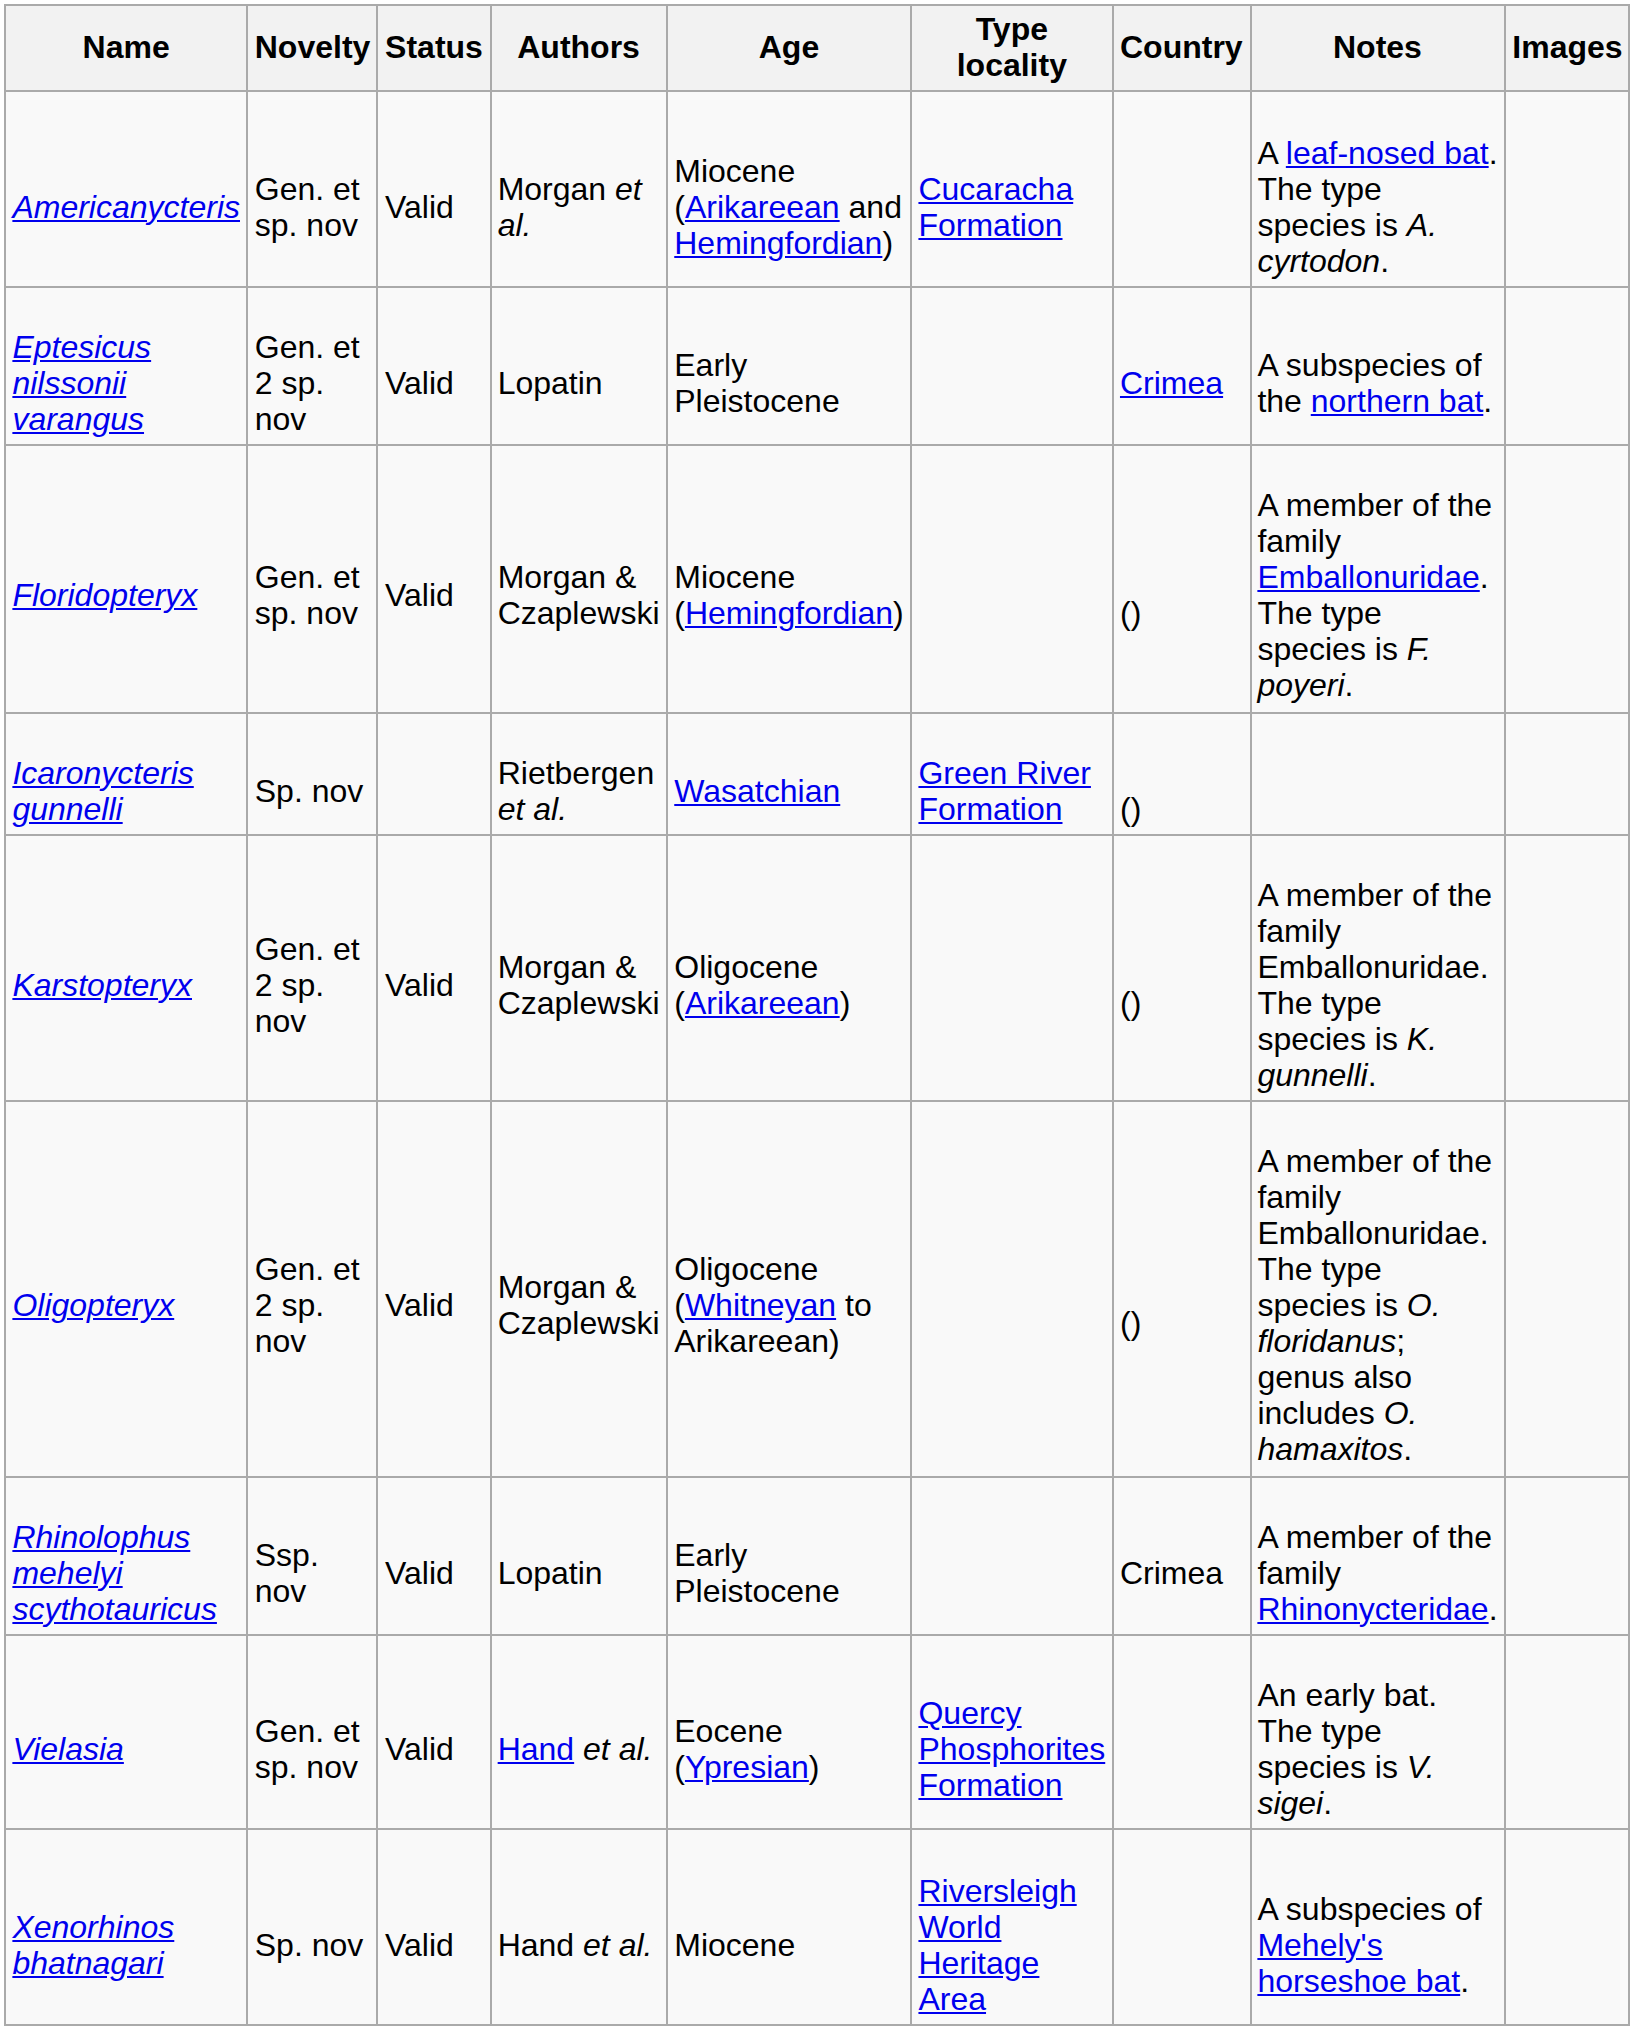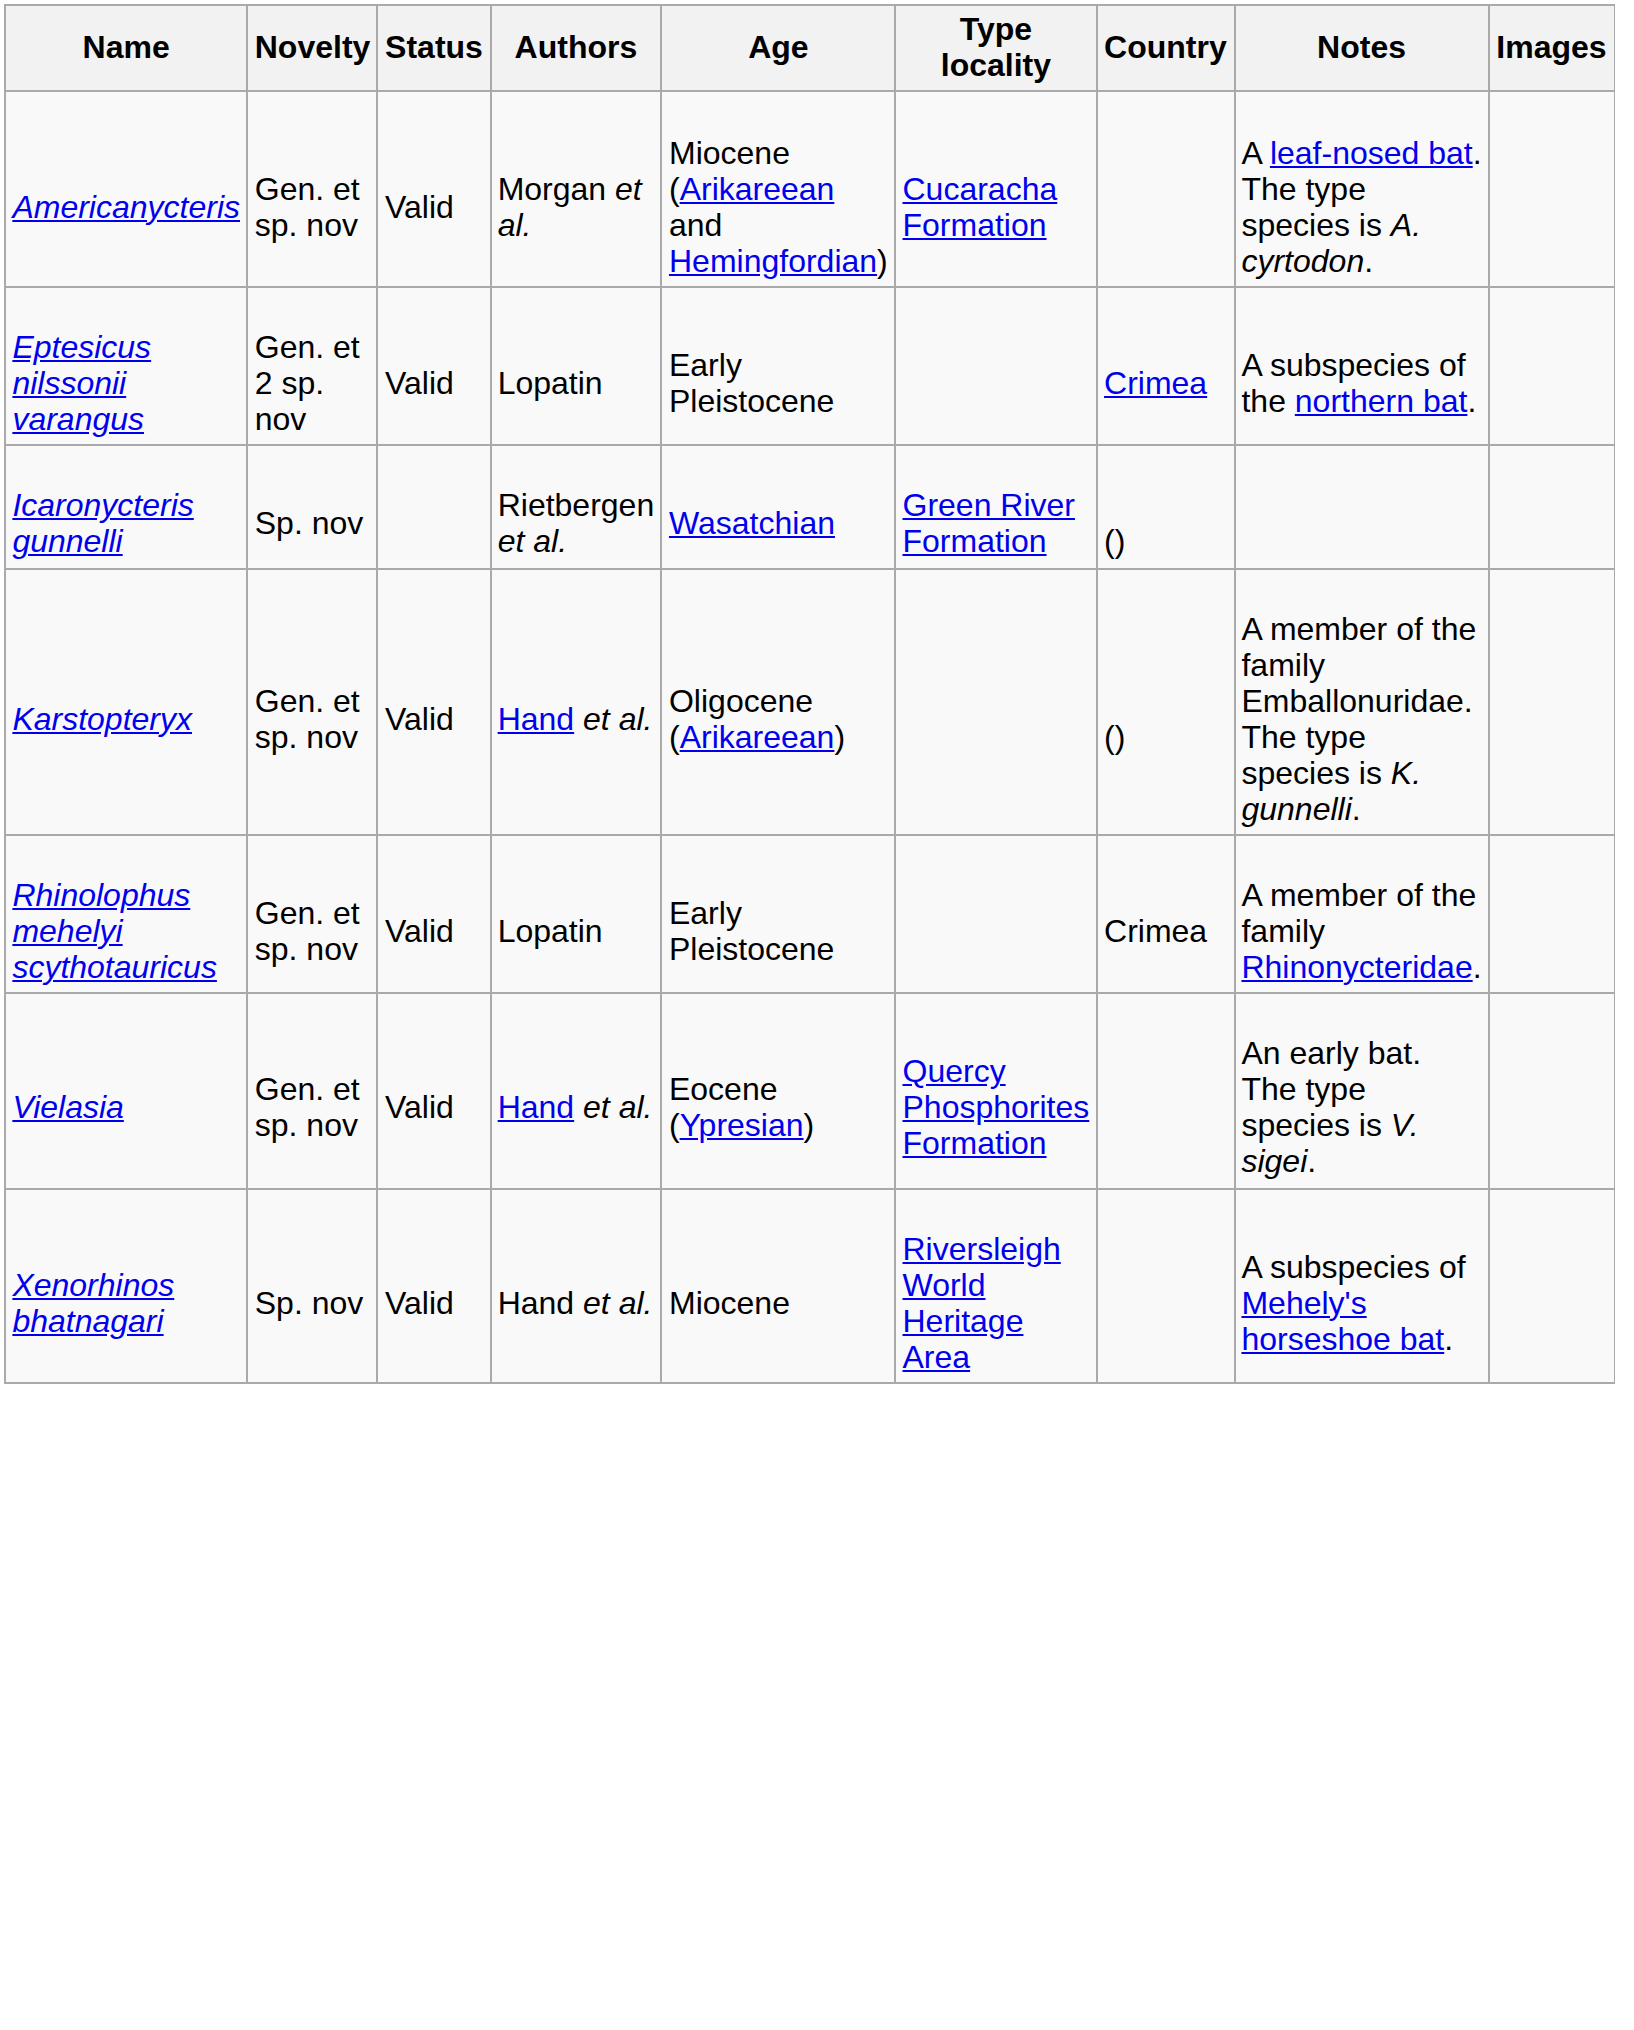- row: (105, 596)
(307, 985) Gen. et 2 sp. nov -> (307, 718) Gen. et sp. nov
(579, 985) Morgan & Czaplewski -> (575, 718) Hand et al.
- row: (93, 1306)
(287, 1573) Ssp. nov -> (307, 931) Gen. et sp. nov
